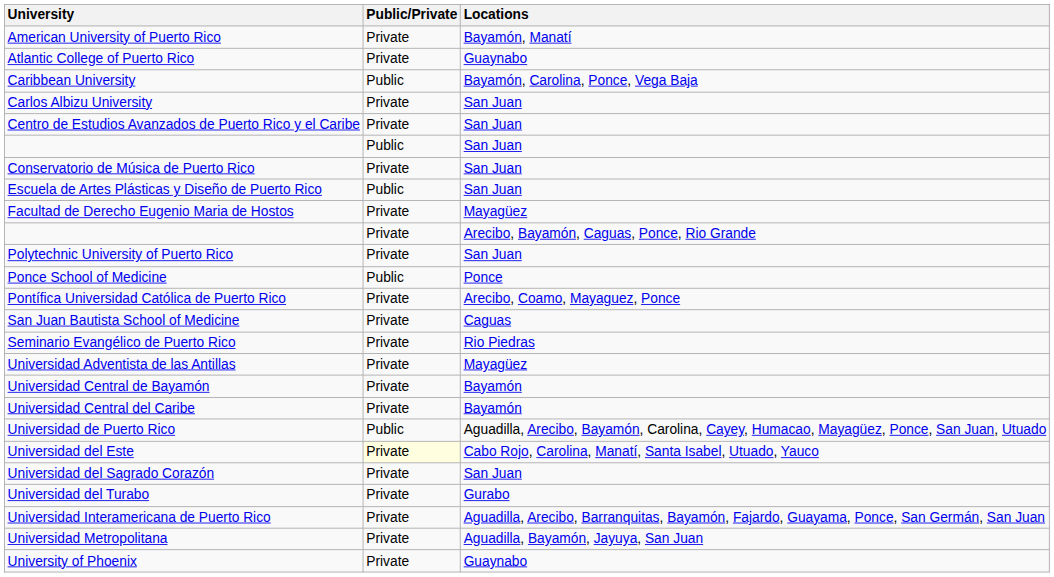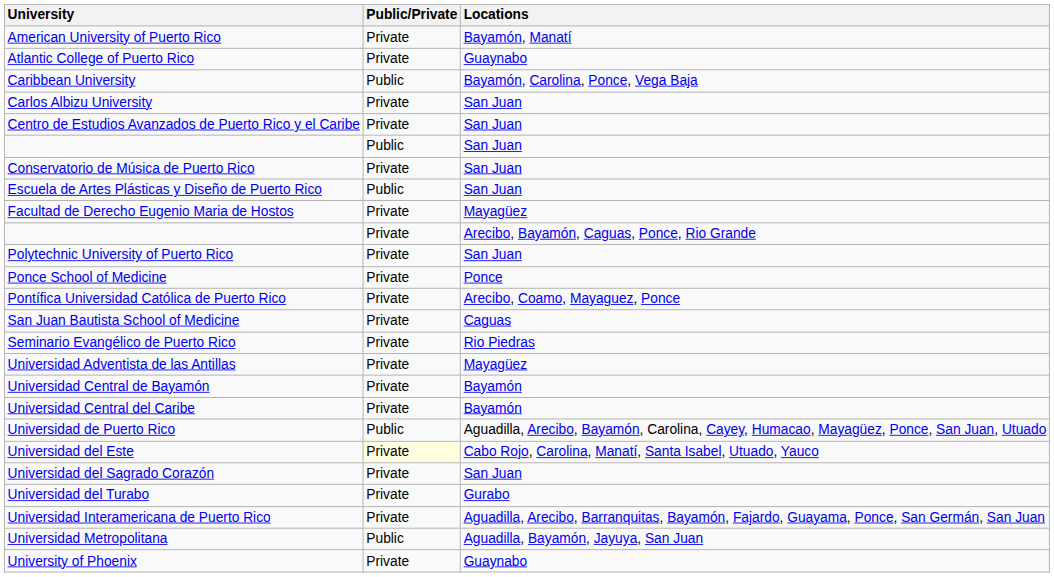(385, 277) Public -> (388, 277) Private
(388, 539) Private -> (385, 539) Public
